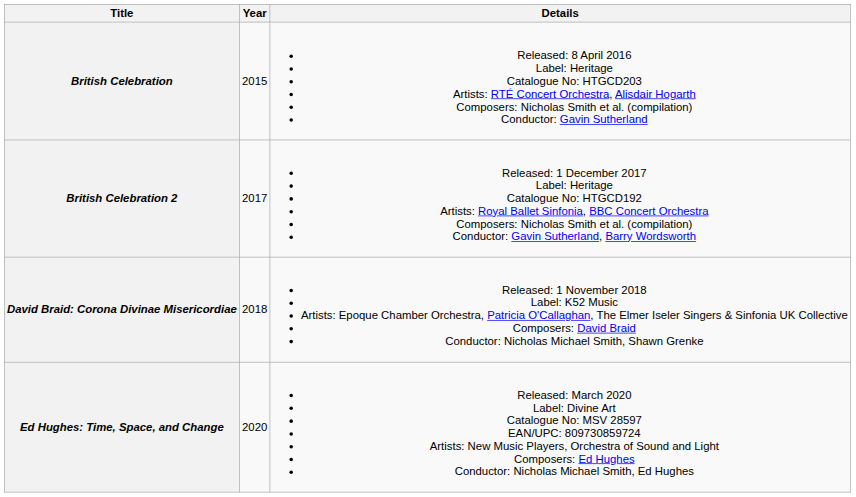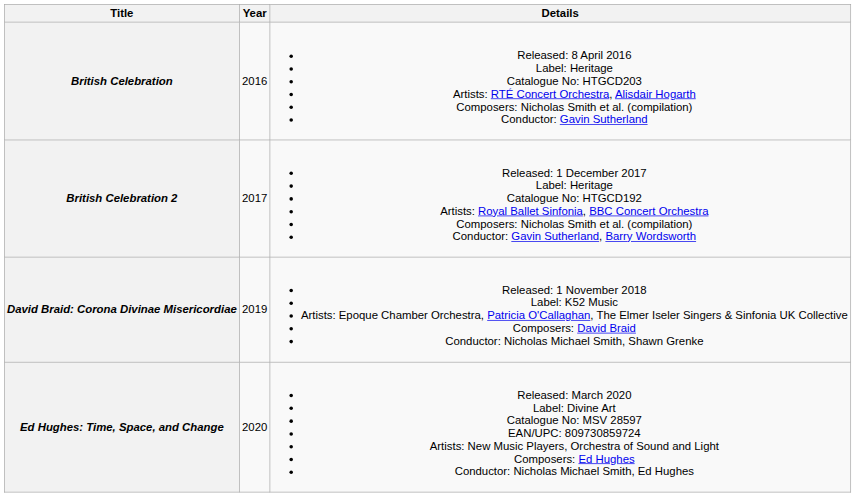(255, 81) 2015 -> (255, 81) 2016
(255, 309) 2018 -> (255, 309) 2019
